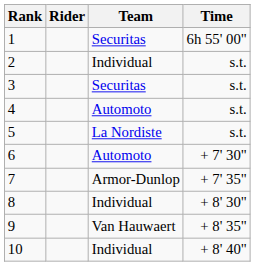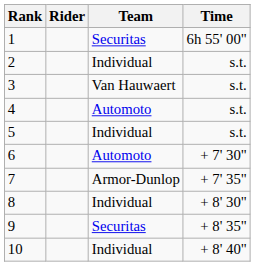(119, 86) Securitas -> (134, 86) Van Hauwaert
(127, 132) La Nordiste -> (122, 132) Individual
(134, 226) Van Hauwaert -> (119, 226) Securitas
